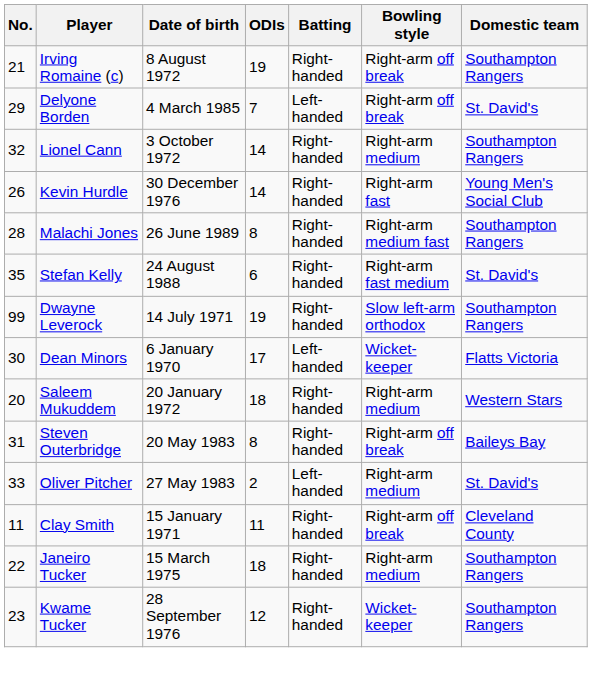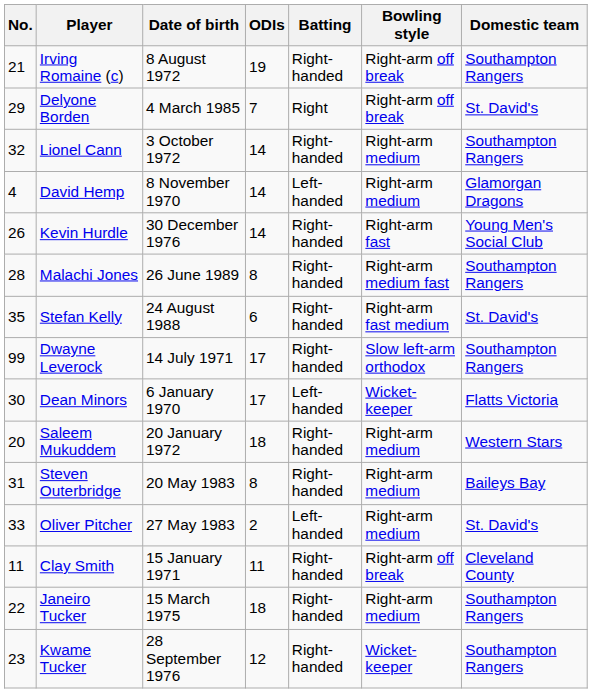(317, 108) Left-handed -> (310, 108) Right
+ row: (82, 191)
(257, 316) 19 -> (257, 358) 17
(410, 441) Right-arm off break -> (399, 483) Right-arm medium
